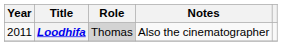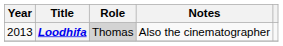(19, 31) 2011 -> (20, 31) 2013
